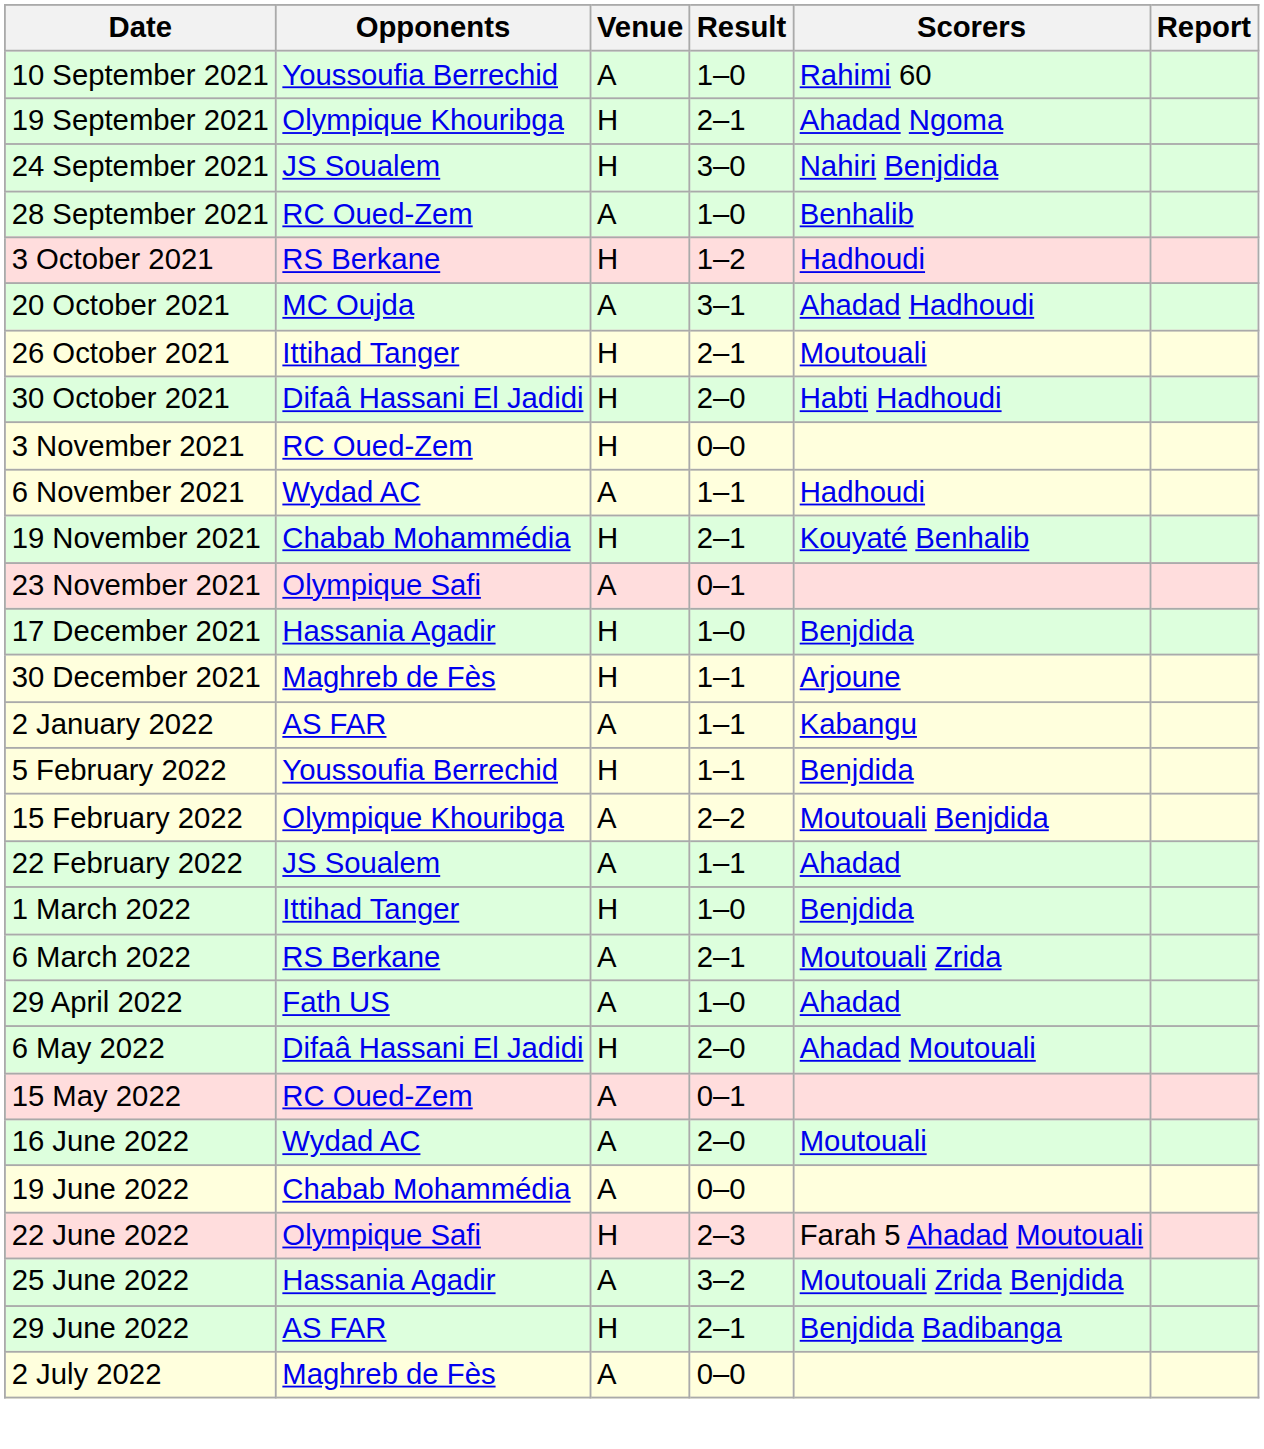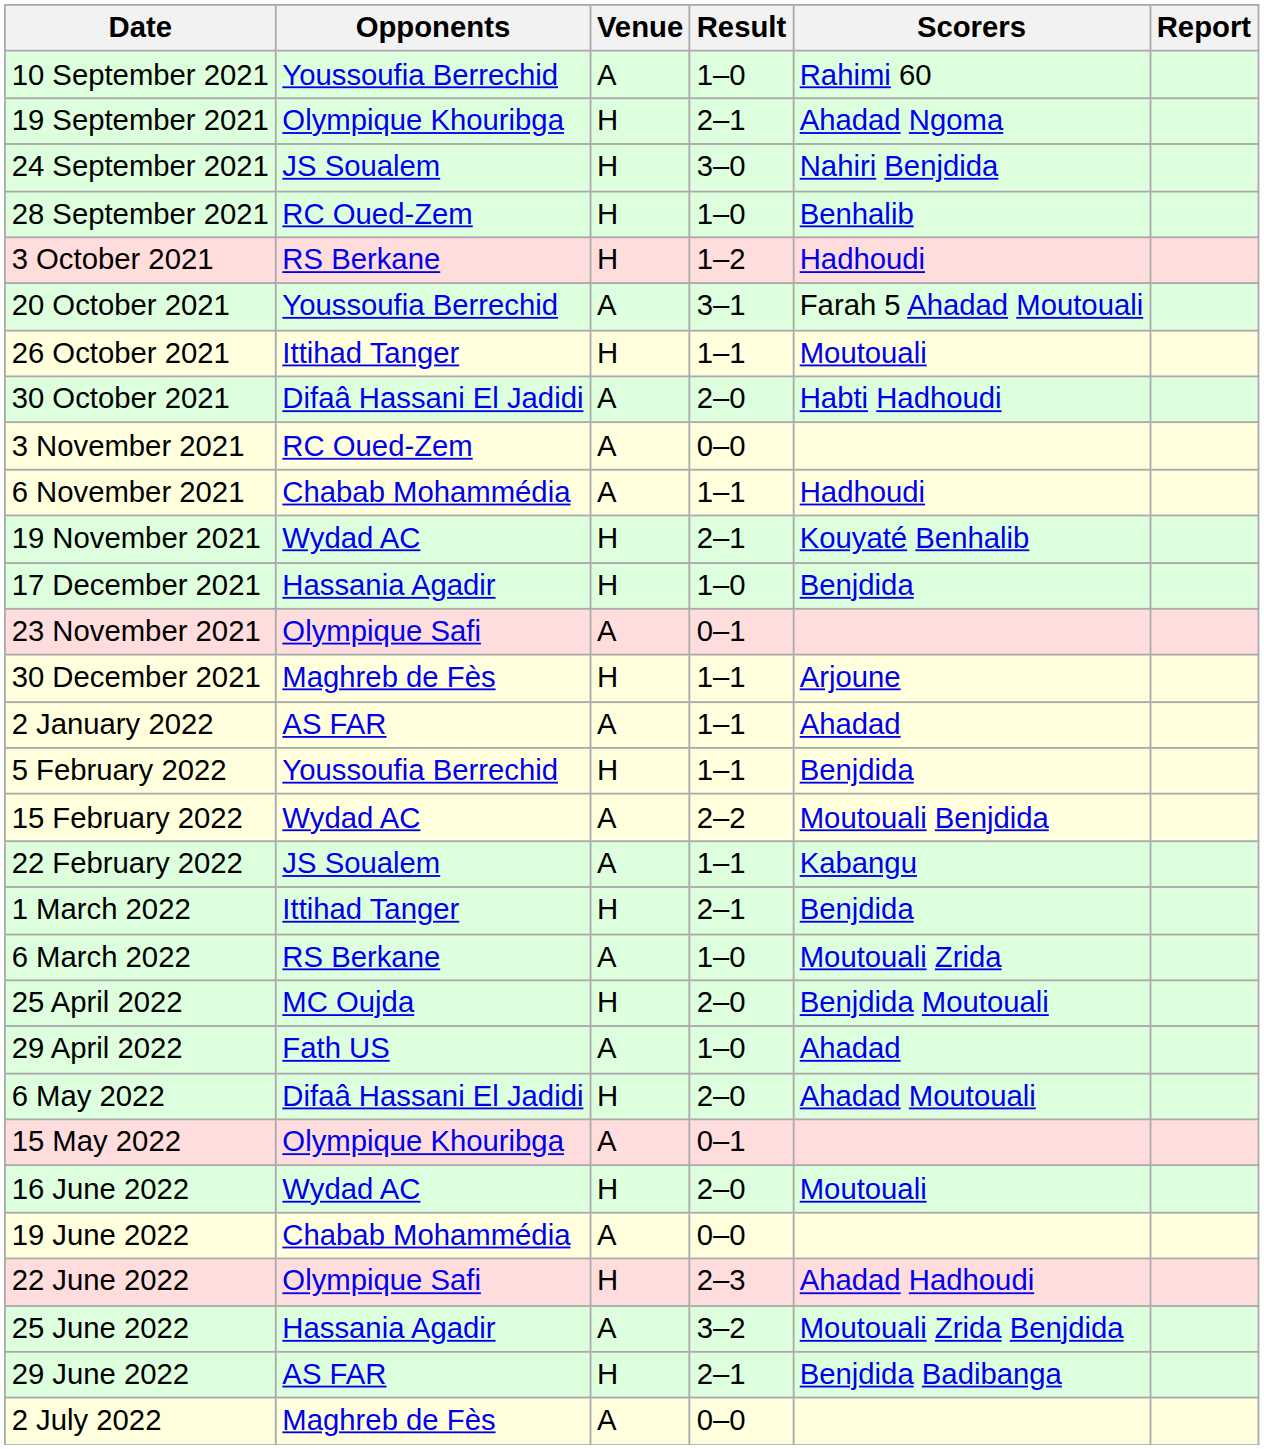(607, 213) A -> (608, 213) H
(348, 306) MC Oujda -> (420, 306) Youssoufia Berrechid
(917, 306) Ahadad Hadhoudi -> (971, 306) Farah 5 Ahadad Moutouali
(721, 352) 2–1 -> (721, 352) 1–1
(608, 399) H -> (607, 399) A
(608, 445) H -> (607, 445) A
(351, 492) Wydad AC -> (426, 492) Chabab Mohammédia
(426, 538) Chabab Mohammédia -> (351, 538) Wydad AC
rows swapped: (136, 584) <-> (136, 631)
(858, 724) Kabangu -> (850, 724) Ahadad
(423, 817) Olympique Khouribga -> (351, 817) Wydad AC
(850, 863) Ahadad -> (858, 863) Kabangu
(721, 910) 1–0 -> (721, 910) 2–1
(721, 956) 2–1 -> (721, 956) 1–0
+ row: (97, 1002)
(378, 1095) RC Oued-Zem -> (423, 1142) Olympique Khouribga
(607, 1142) A -> (608, 1188) H
(971, 1235) Farah 5 Ahadad Moutouali -> (917, 1281) Ahadad Hadhoudi
